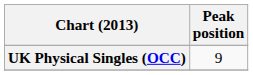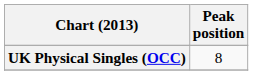(219, 57) 9 -> (219, 57) 8
